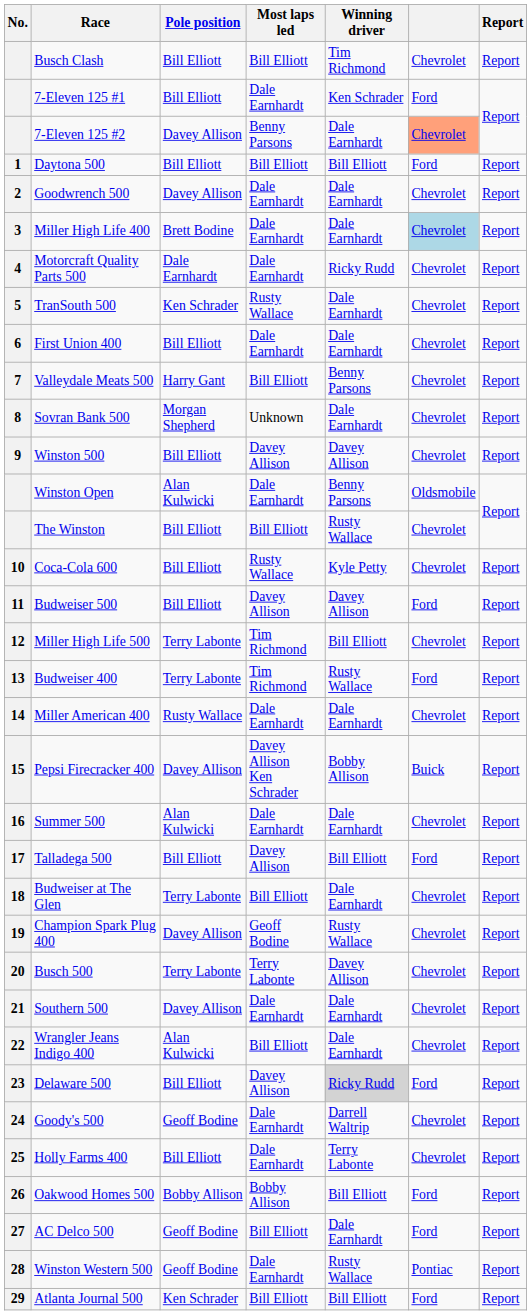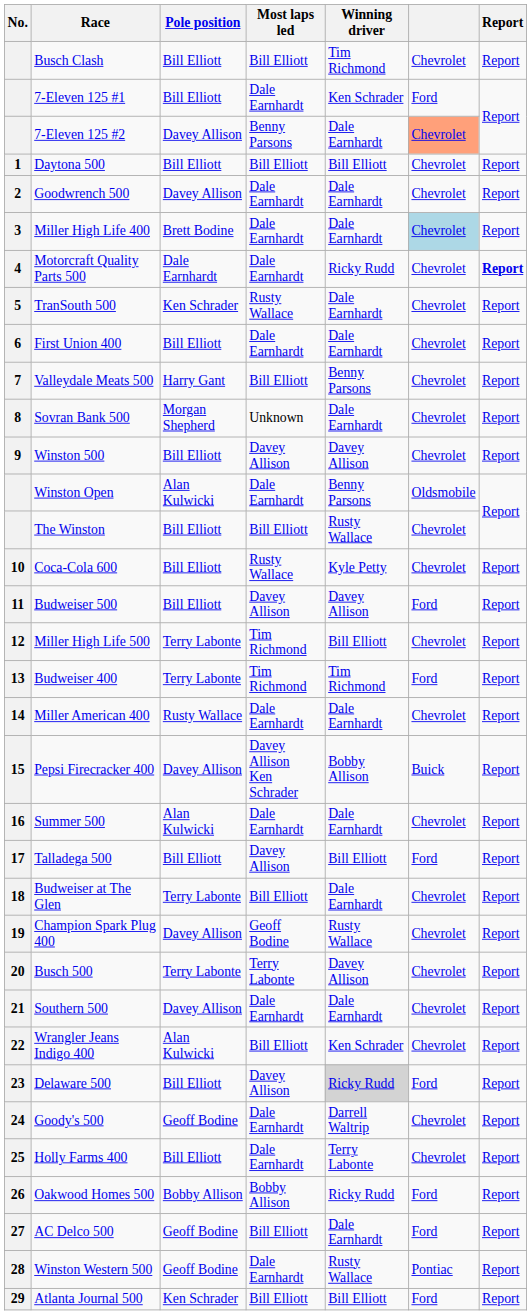(424, 164) Ford -> (439, 164) Chevrolet
(501, 268) normal -> (503, 268) bold
(350, 679) Rusty Wallace -> (357, 679) Tim Richmond
(355, 1045) Dale Earnhardt -> (366, 1045) Ken Schrader
(357, 1195) Bill Elliott -> (361, 1195) Ricky Rudd
